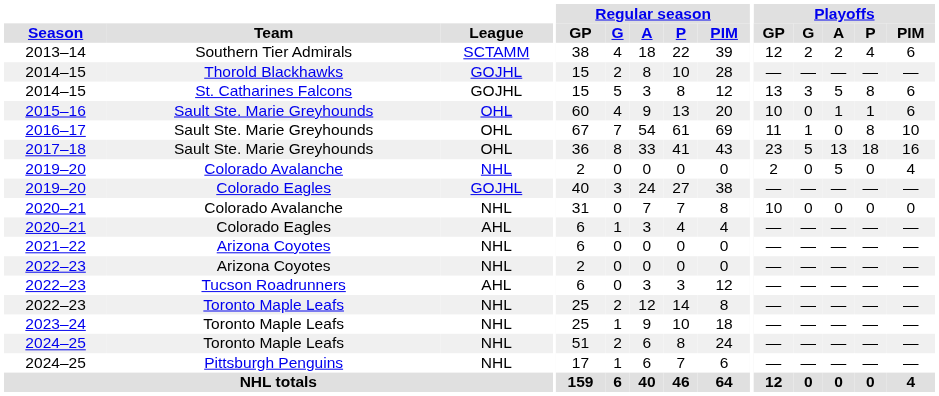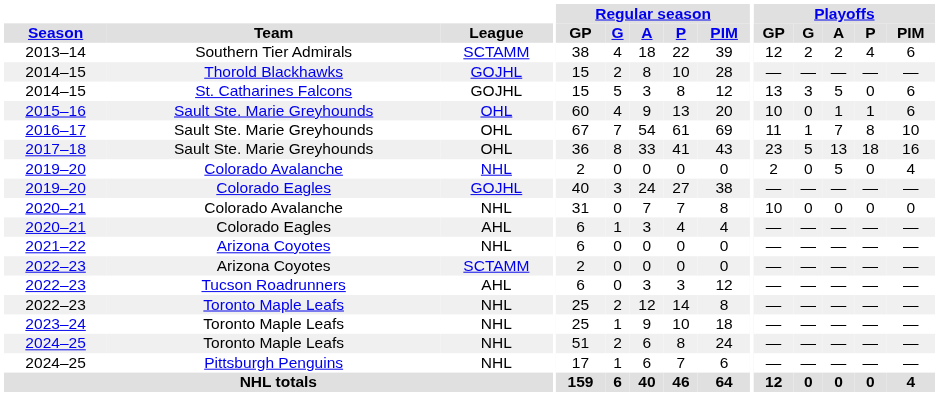(870, 91) 8 -> (870, 91) 0
(839, 130) 0 -> (839, 130) 7
(496, 265) NHL -> (496, 265) SCTAMM
